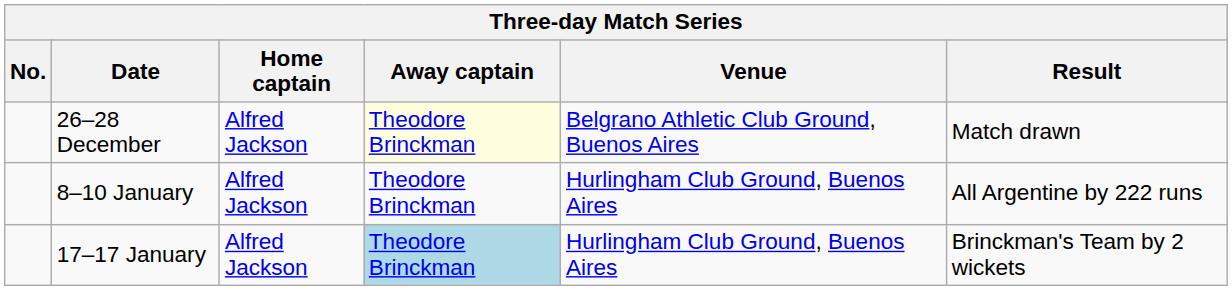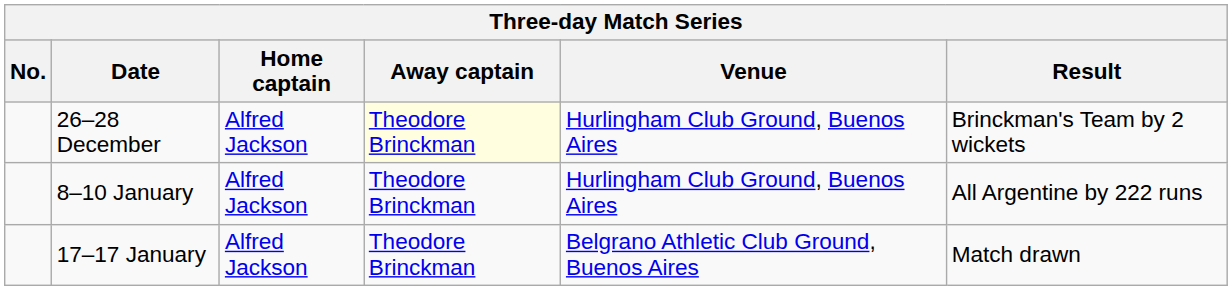(721, 132) Belgrano Athletic Club Ground, Buenos Aires -> (735, 132) Hurlingham Club Ground, Buenos Aires
(1016, 132) Match drawn -> (1068, 132) Brinckman's Team by 2 wickets
(422, 254) lightblue background -> (422, 254) no background
(735, 254) Hurlingham Club Ground, Buenos Aires -> (721, 254) Belgrano Athletic Club Ground, Buenos Aires
(1068, 254) Brinckman's Team by 2 wickets -> (1016, 254) Match drawn
